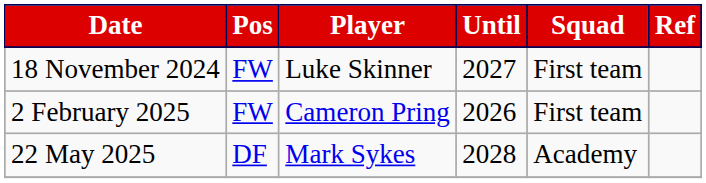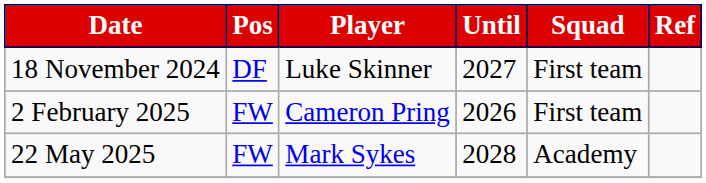(253, 68) FW -> (250, 68) DF
(250, 154) DF -> (253, 154) FW
